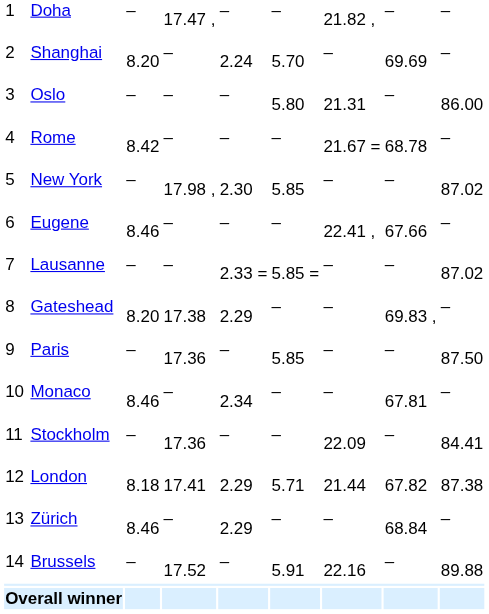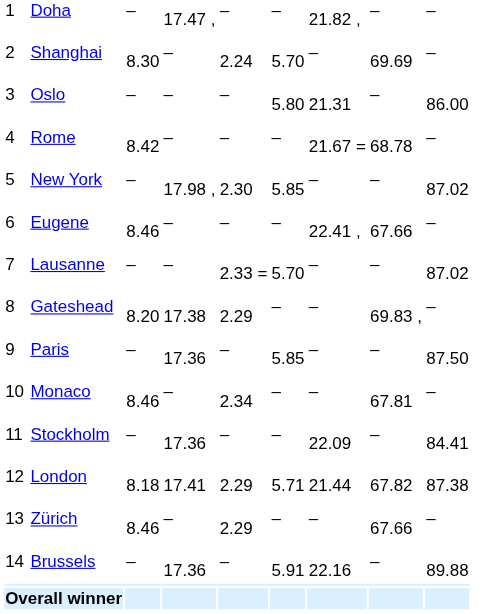(143, 62) 8.20 -> (143, 62) 8.30
(295, 274) 5.85 = -> (288, 274) 5.70
(406, 528) 68.84 -> (391, 528) 67.66
(185, 570) 17.52 -> (185, 570) 17.36
